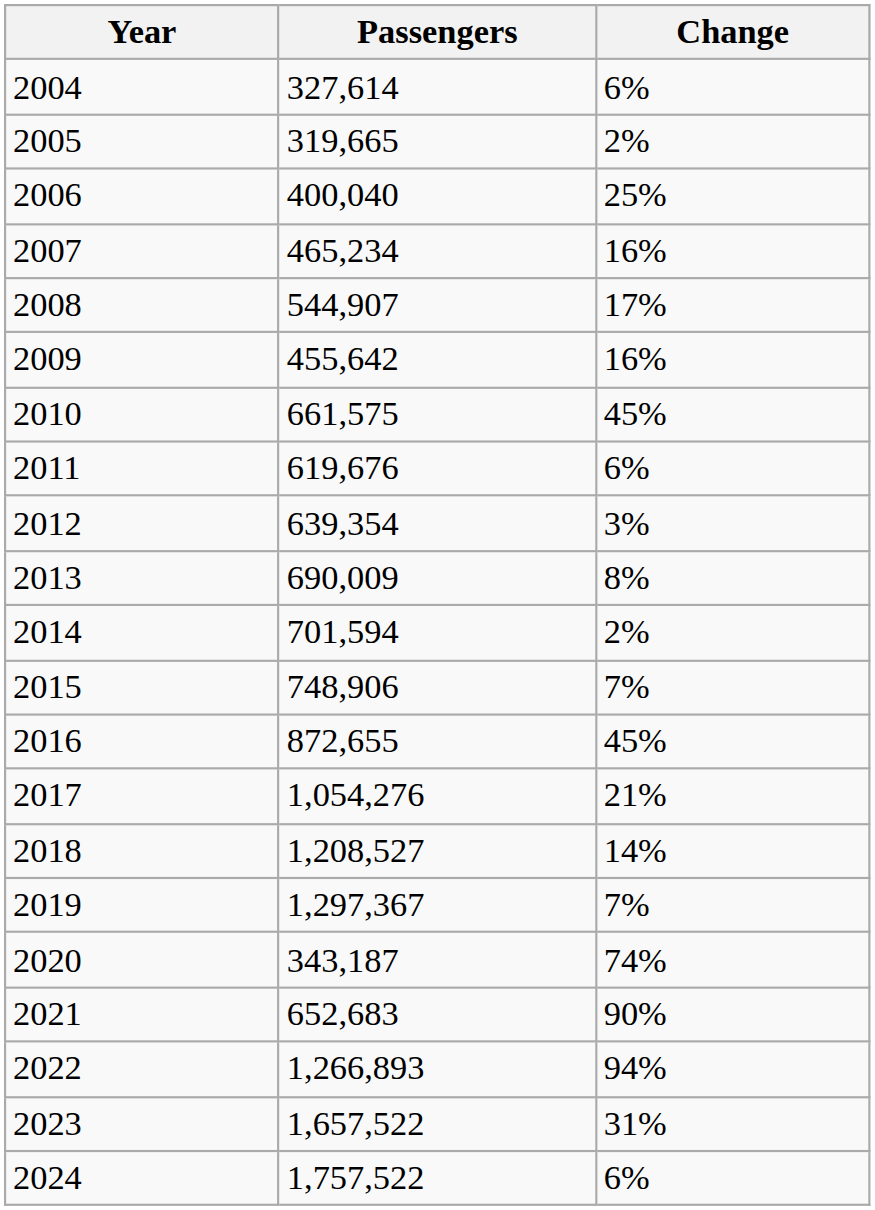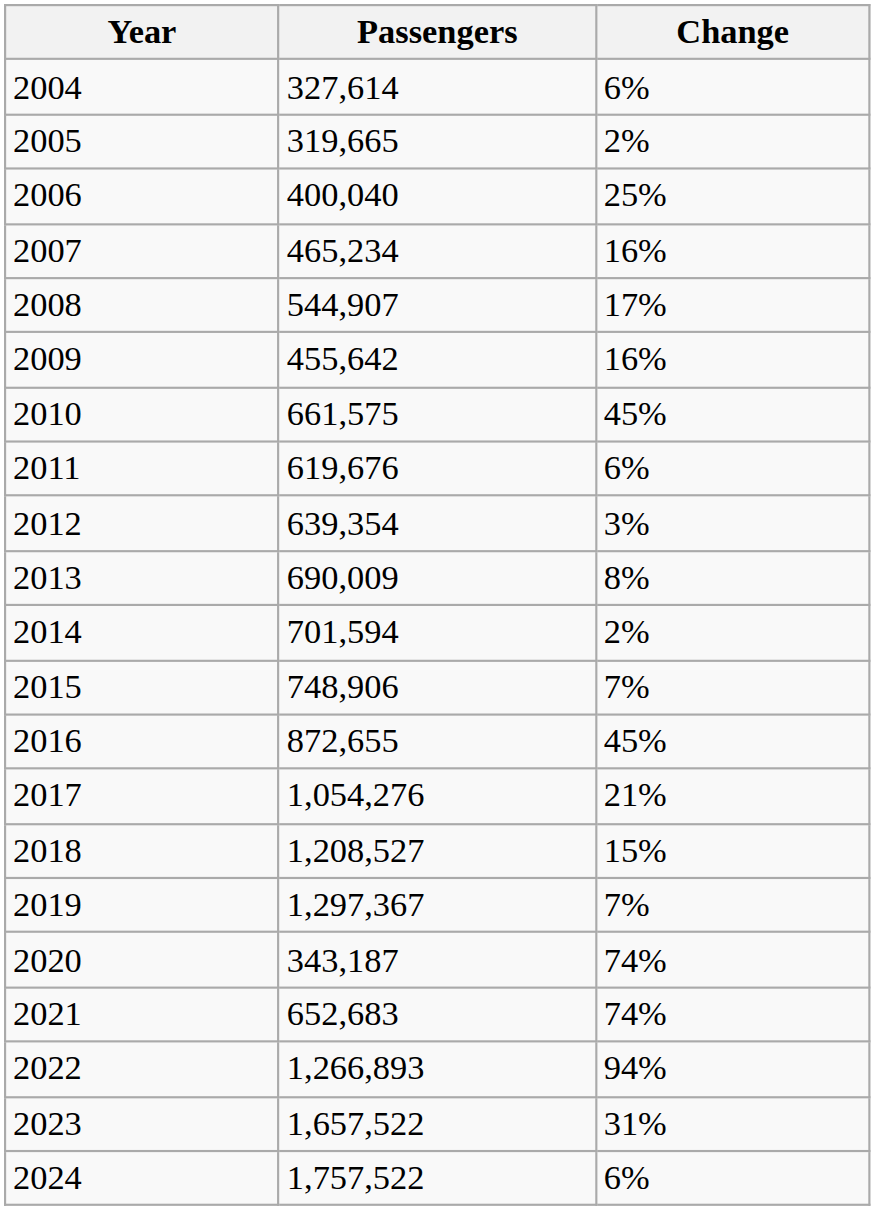(635, 850) 14% -> (635, 850) 15%
(635, 1013) 90% -> (635, 1013) 74%
